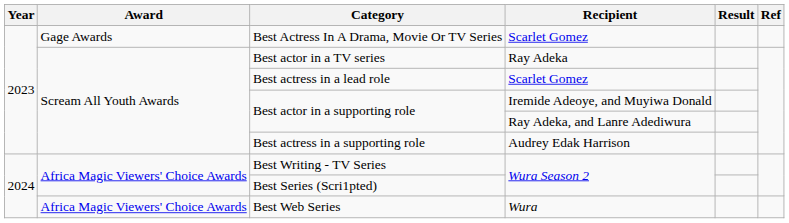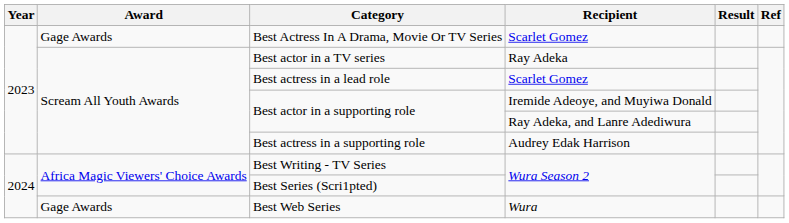(144, 206) Africa Magic Viewers' Choice Awards -> (76, 206) Gage Awards
